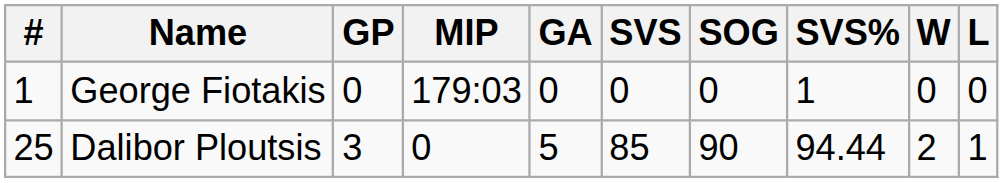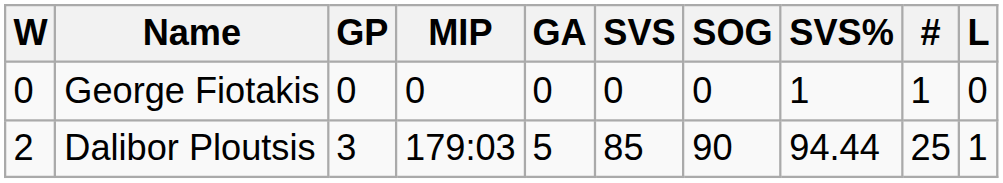columns swapped: (34, 33) <-> (934, 33)
(466, 90) 179:03 -> (415, 90) 0
(421, 147) 0 -> (460, 147) 179:03
